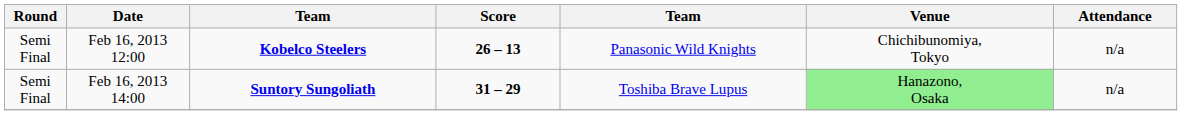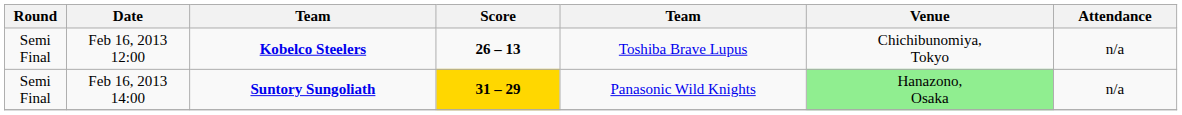(683, 48) Panasonic Wild Knights -> (683, 48) Toshiba Brave Lupus
(498, 89) no background -> (498, 89) gold background
(683, 89) Toshiba Brave Lupus -> (683, 89) Panasonic Wild Knights
